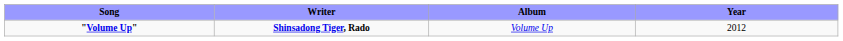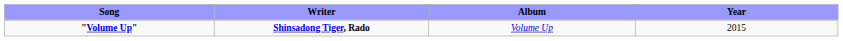(737, 28) 2012 -> (737, 28) 2015
